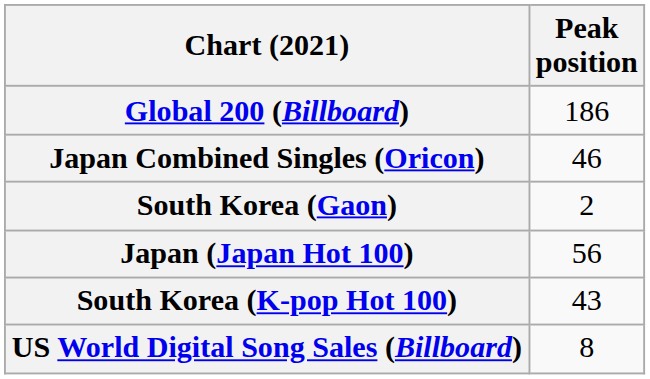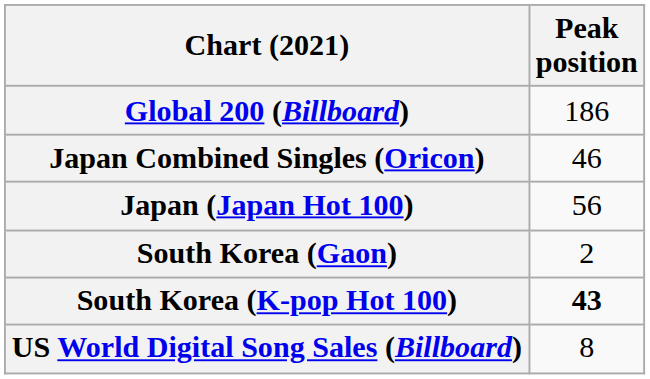rows swapped: (267, 253) <-> (267, 205)
(587, 300) normal -> (587, 300) bold
